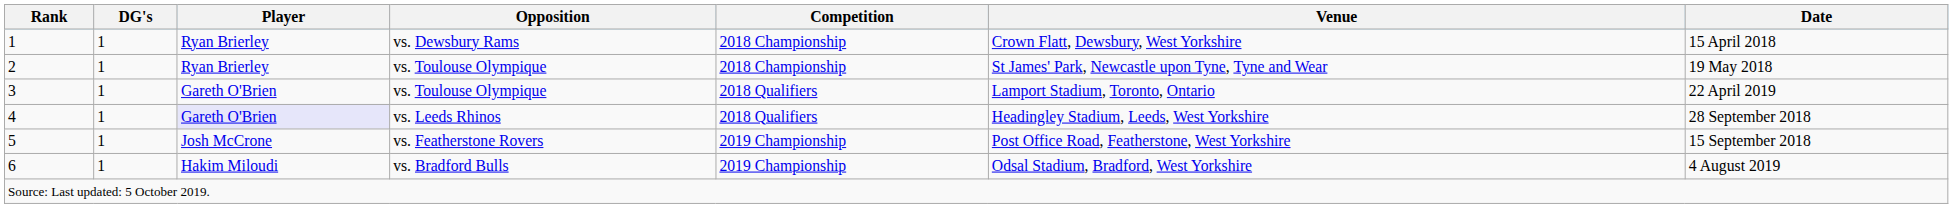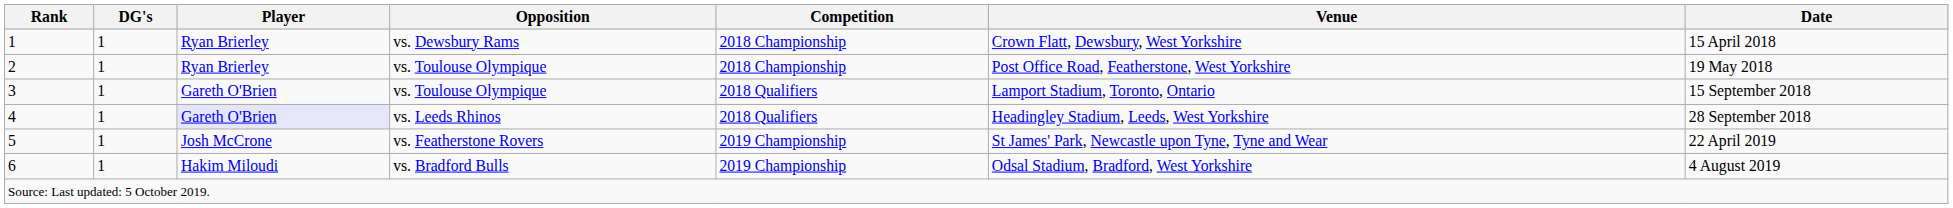(1160, 66) St James' Park, Newcastle upon Tyne, Tyne and Wear -> (1141, 66) Post Office Road, Featherstone, West Yorkshire
(1732, 91) 22 April 2019 -> (1750, 91) 15 September 2018
(1141, 141) Post Office Road, Featherstone, West Yorkshire -> (1160, 141) St James' Park, Newcastle upon Tyne, Tyne and Wear
(1750, 141) 15 September 2018 -> (1732, 141) 22 April 2019
